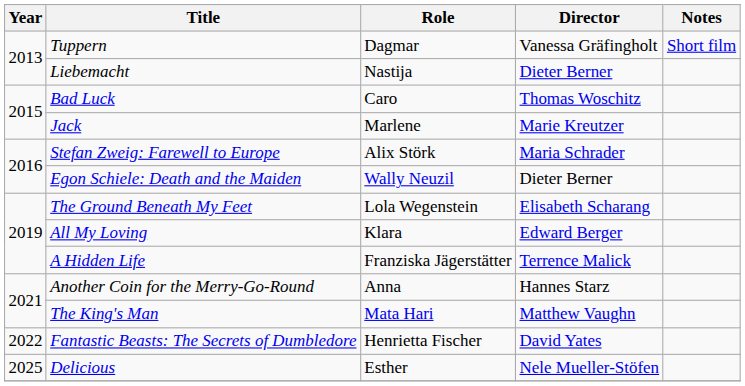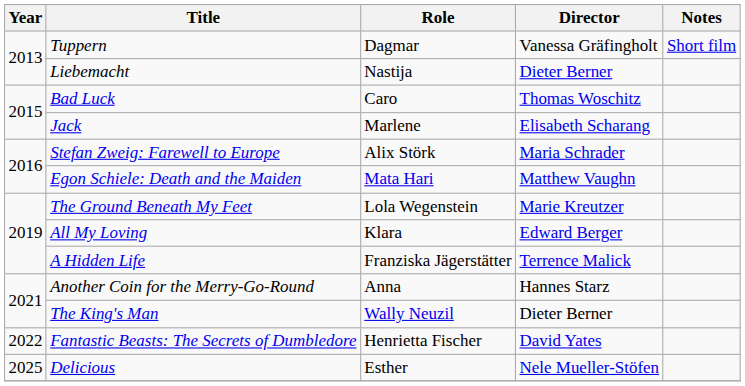(572, 125) Marie Kreutzer -> (585, 125) Elisabeth Scharang
(409, 179) Wally Neuzil -> (399, 179) Mata Hari
(566, 179) Dieter Berner -> (578, 179) Matthew Vaughn
(585, 206) Elisabeth Scharang -> (572, 206) Marie Kreutzer
(399, 313) Mata Hari -> (409, 313) Wally Neuzil
(578, 313) Matthew Vaughn -> (566, 313) Dieter Berner
